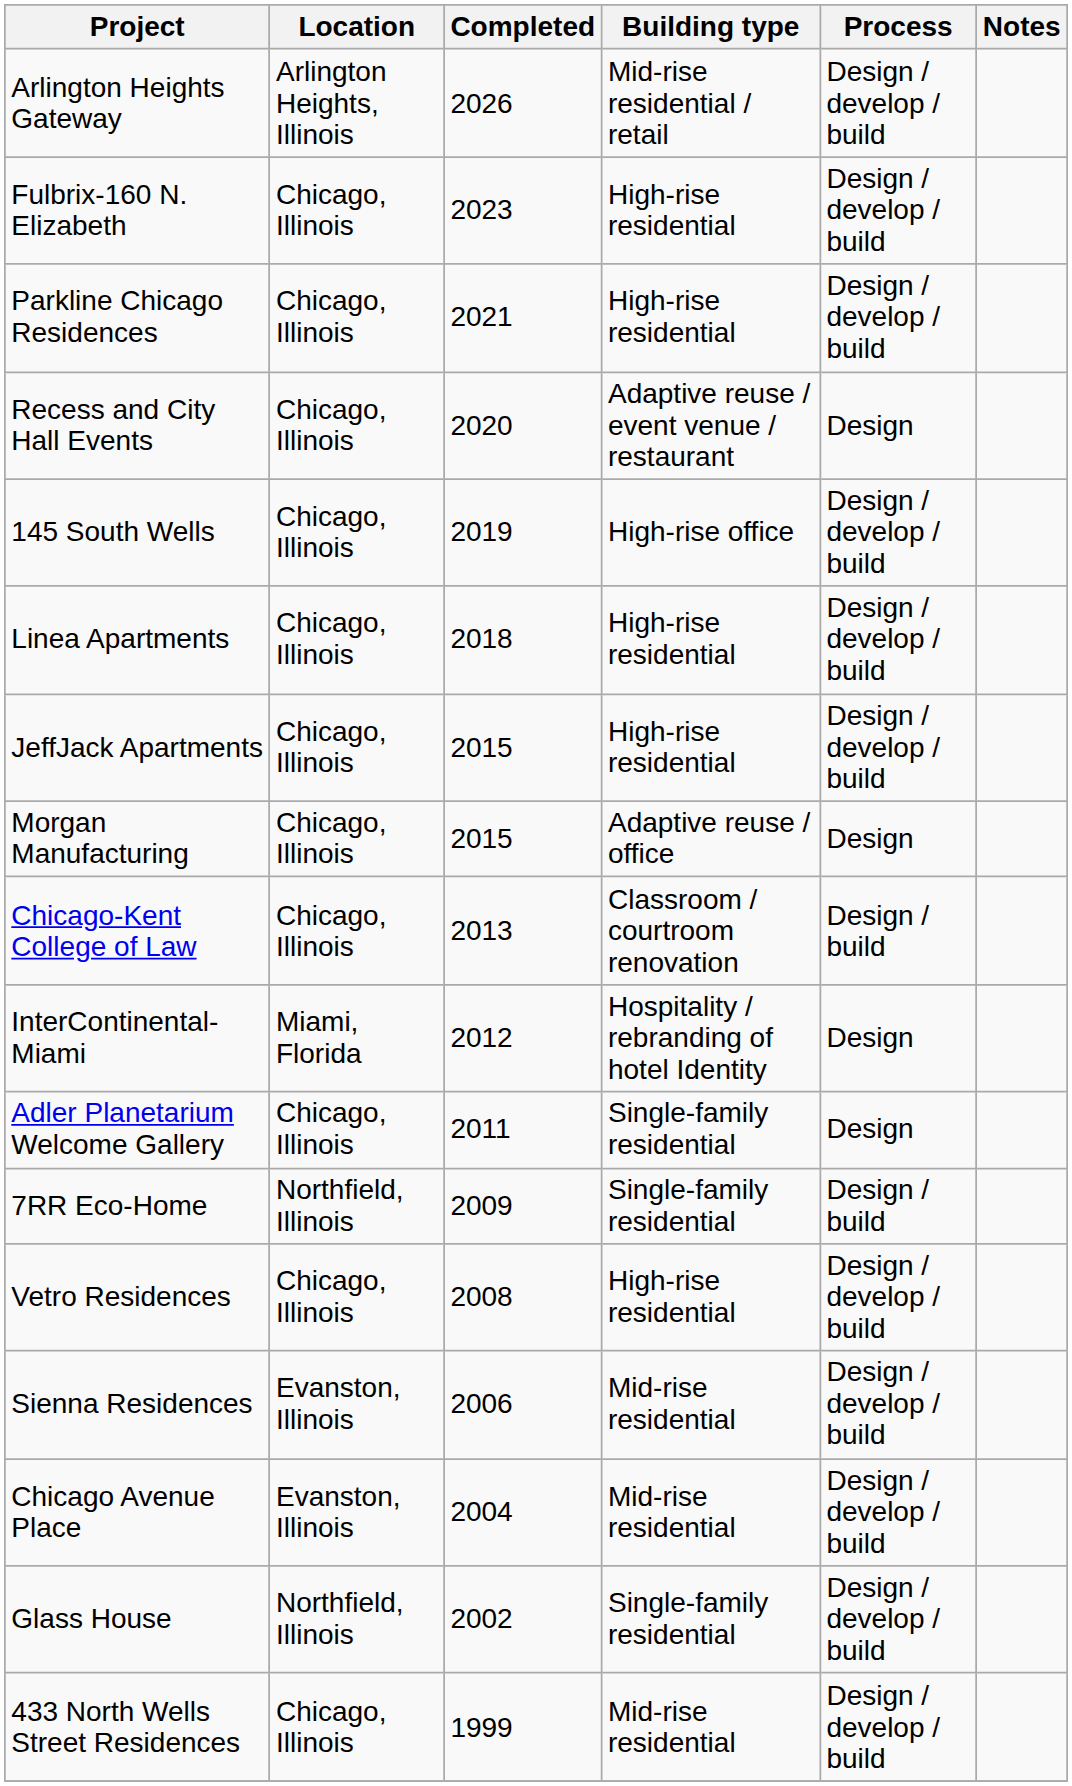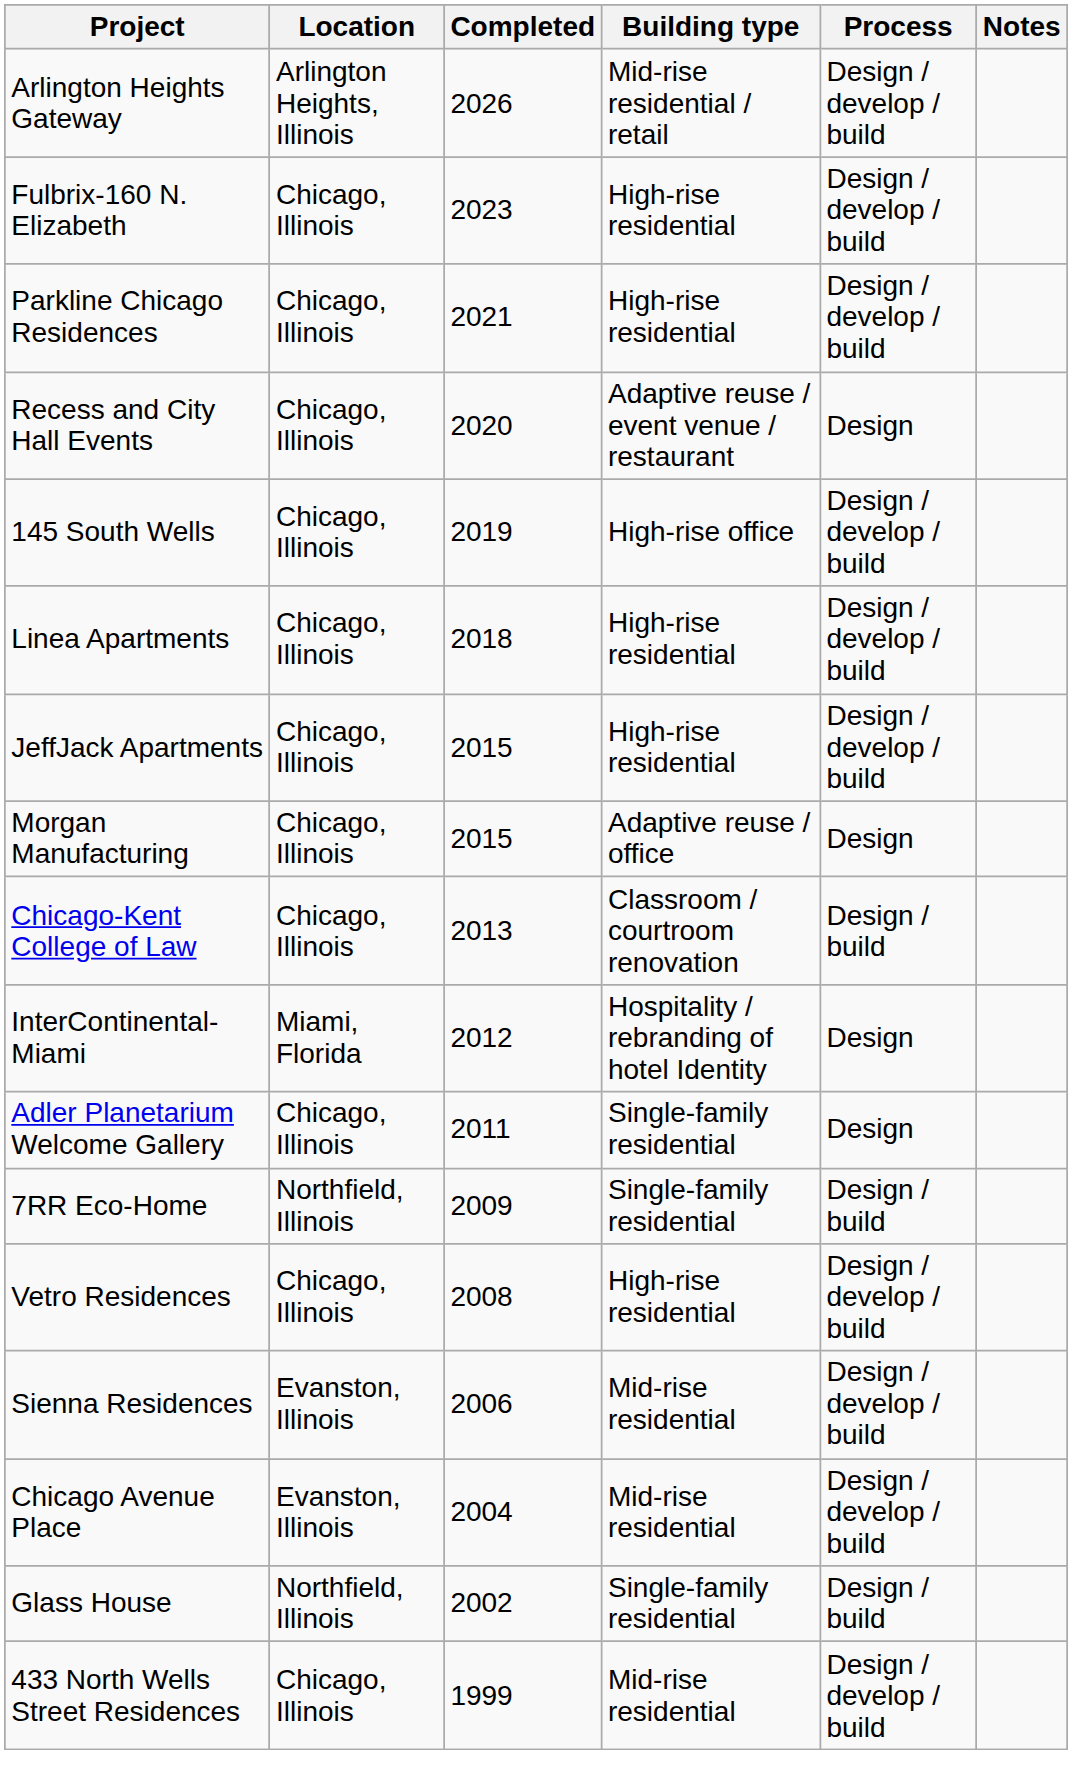(883, 1619) Design / develop / build -> (878, 1603) Design / build
